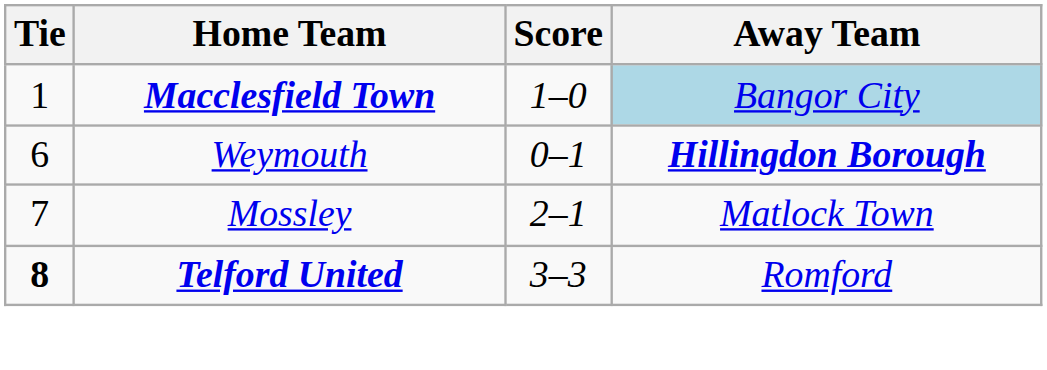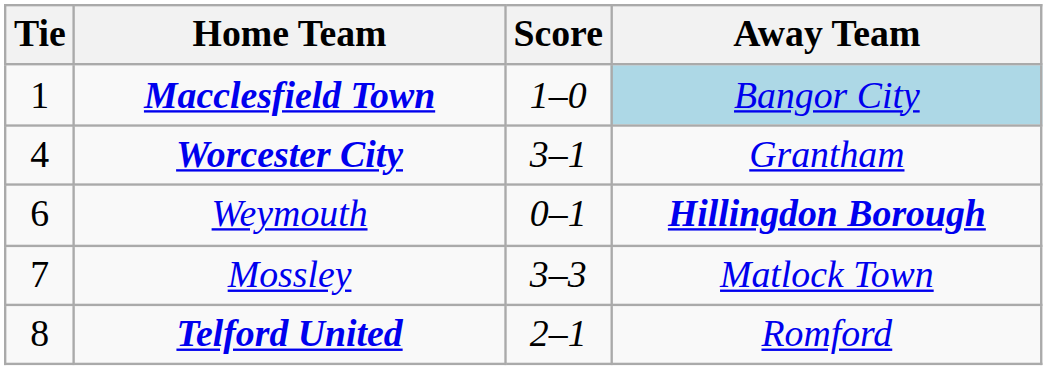+ row: (290, 154)
(558, 214) 2–1 -> (558, 273) 3–3
(40, 273) bold -> (40, 333) normal
(558, 273) 3–3 -> (558, 333) 2–1
